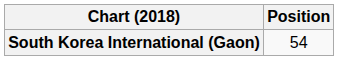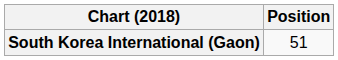(299, 42) 54 -> (299, 42) 51
